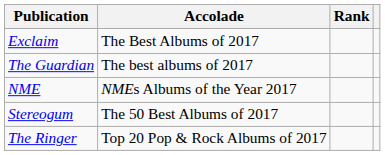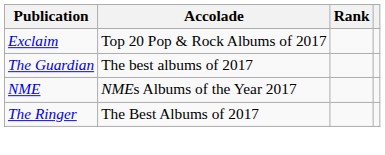(180, 41) The Best Albums of 2017 -> (214, 41) Top 20 Pop & Rock Albums of 2017
- row: (41, 114)
(214, 138) Top 20 Pop & Rock Albums of 2017 -> (180, 114) The Best Albums of 2017
